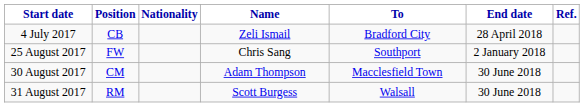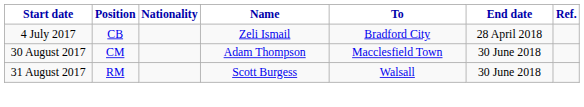- row: (48, 53)
